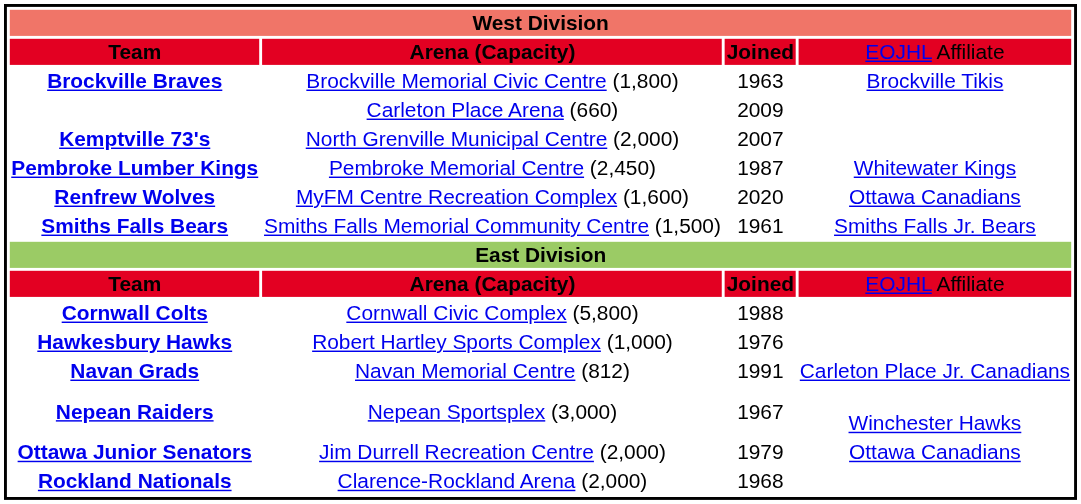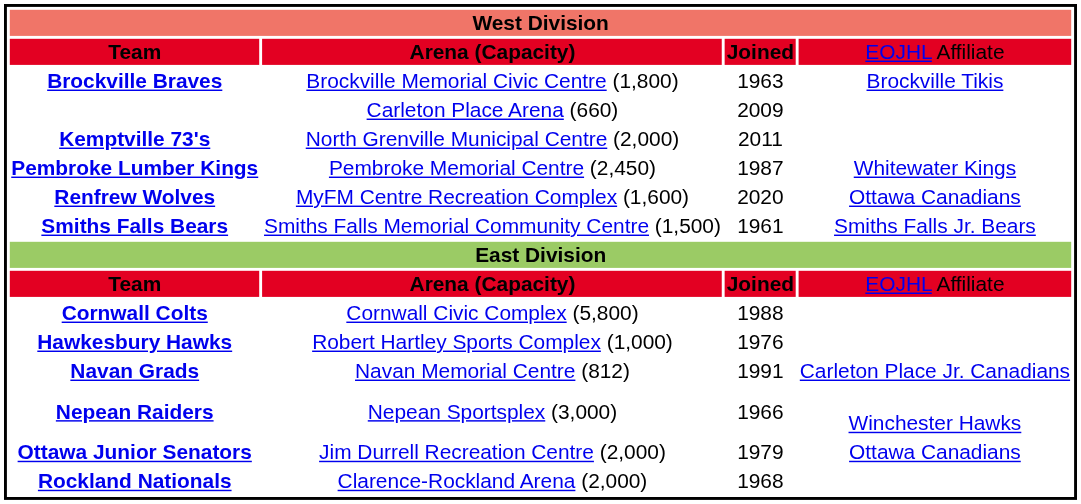(760, 139) 2007 -> (760, 139) 2011
(760, 411) 1967 -> (760, 411) 1966
